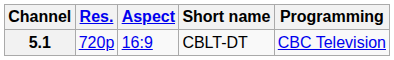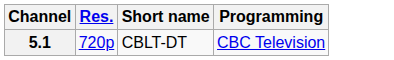- column: (148, 17)
